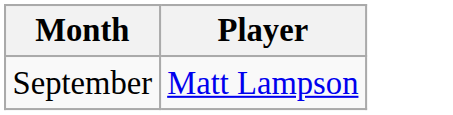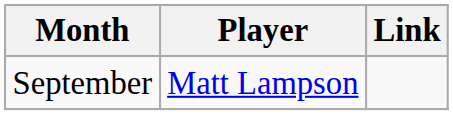+ column: (407, 30)
